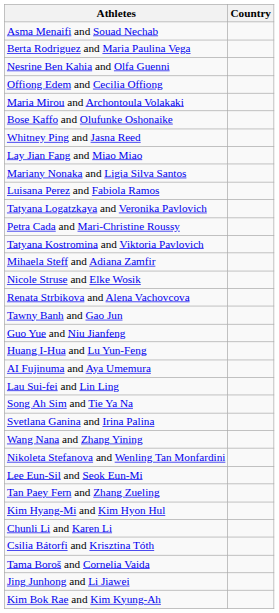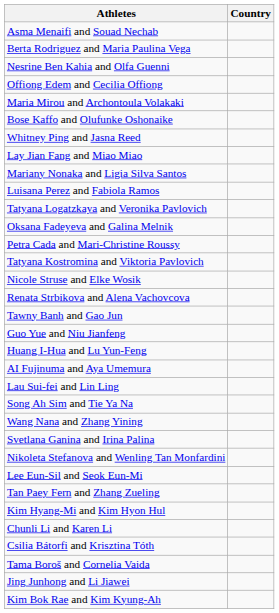+ row: (90, 226)
- row: (81, 262)
rows swapped: (81, 421) <-> (75, 439)
